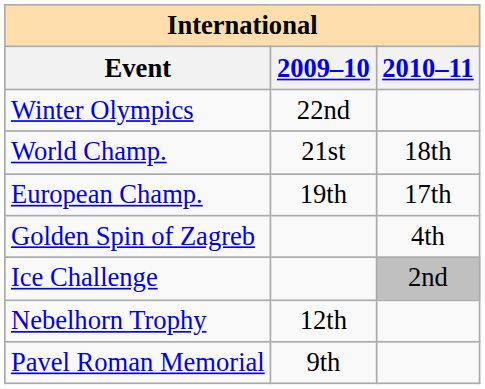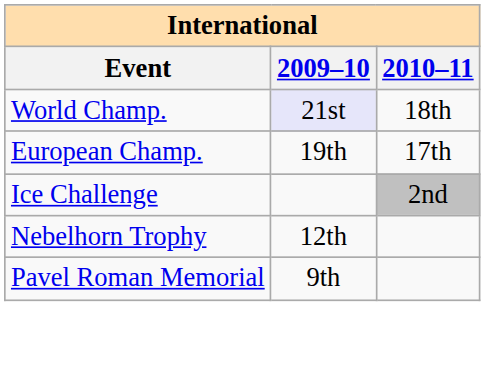- row: (102, 109)
(323, 151) no background -> (323, 109) lavender background
- row: (133, 236)
